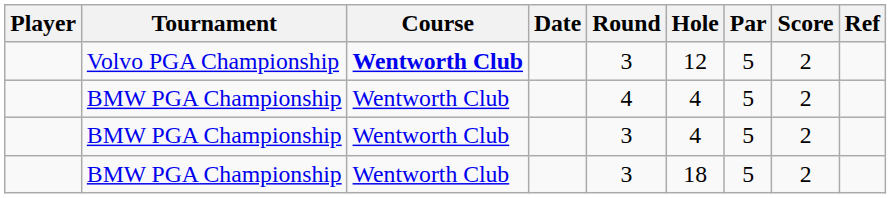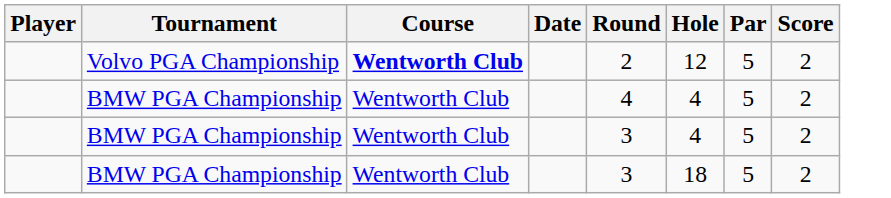- column: (862, 23)
(626, 60) 3 -> (626, 60) 2
